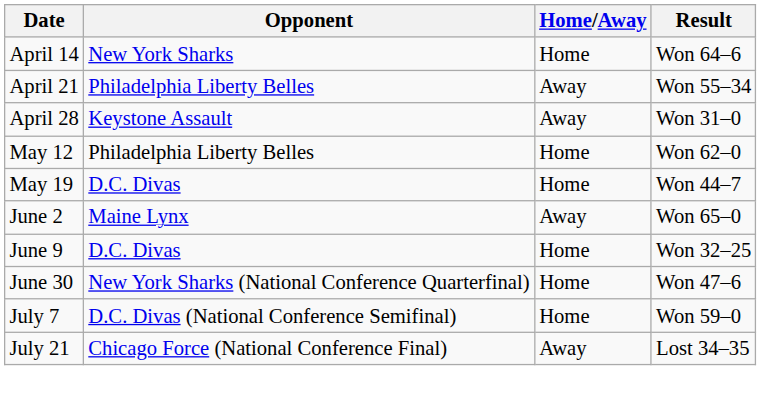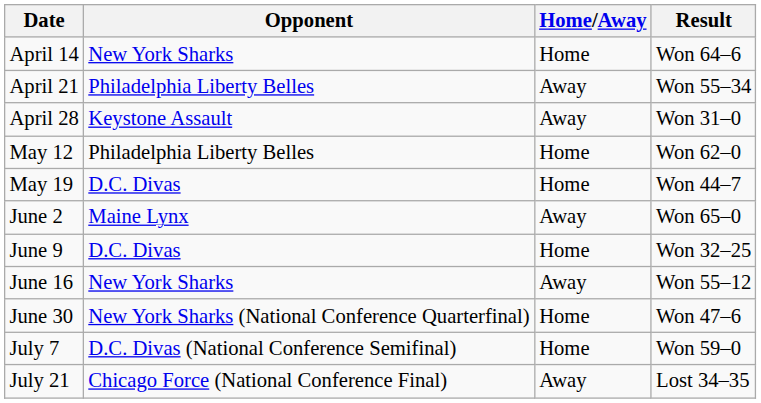+ row: (41, 282)
